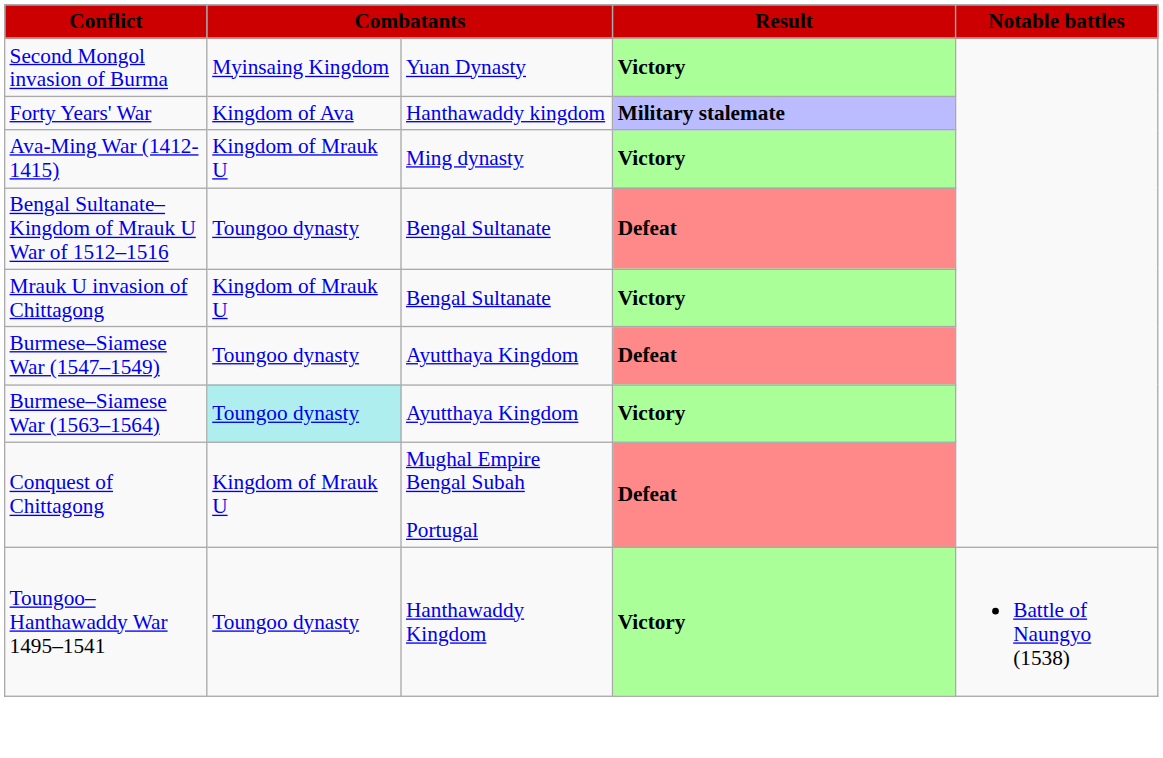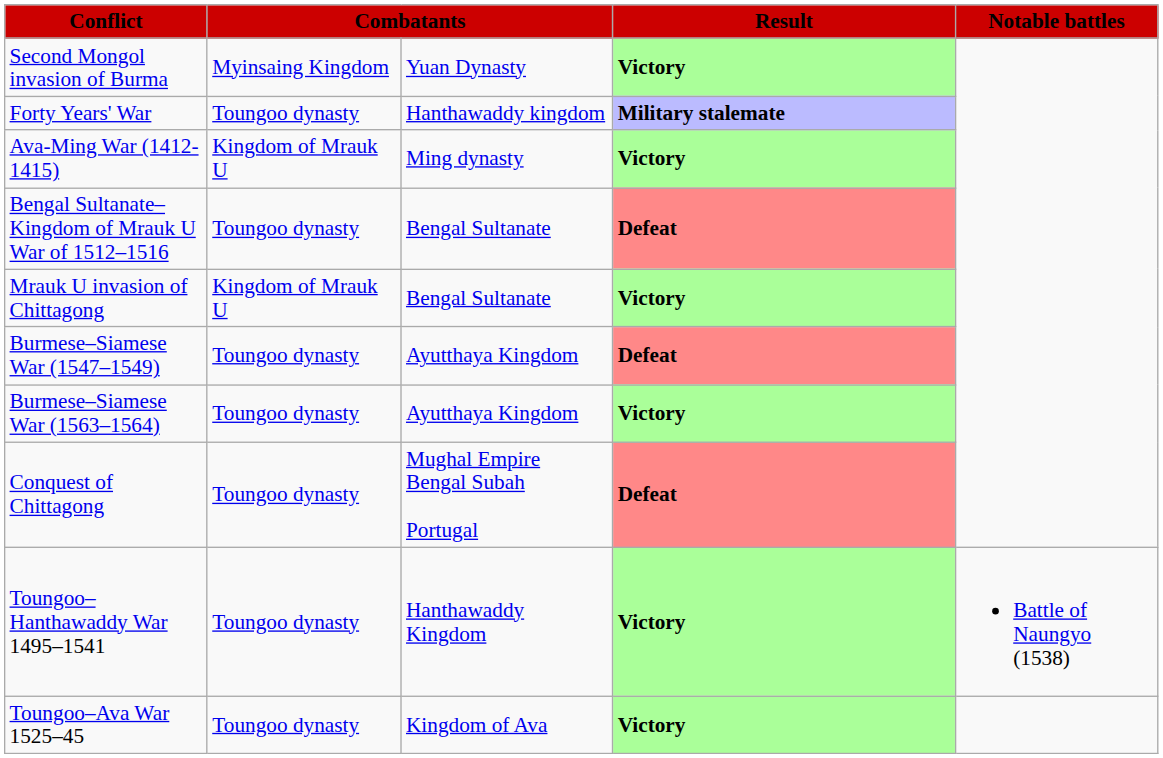(283, 112) Kingdom of Ava -> (286, 112) Toungoo dynasty
(286, 413) paleturquoise background -> (286, 413) no background
(295, 494) Kingdom of Mrauk U -> (286, 494) Toungoo dynasty
+ row: (89, 724)
